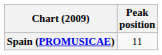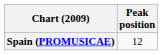(137, 41) 11 -> (137, 41) 12
